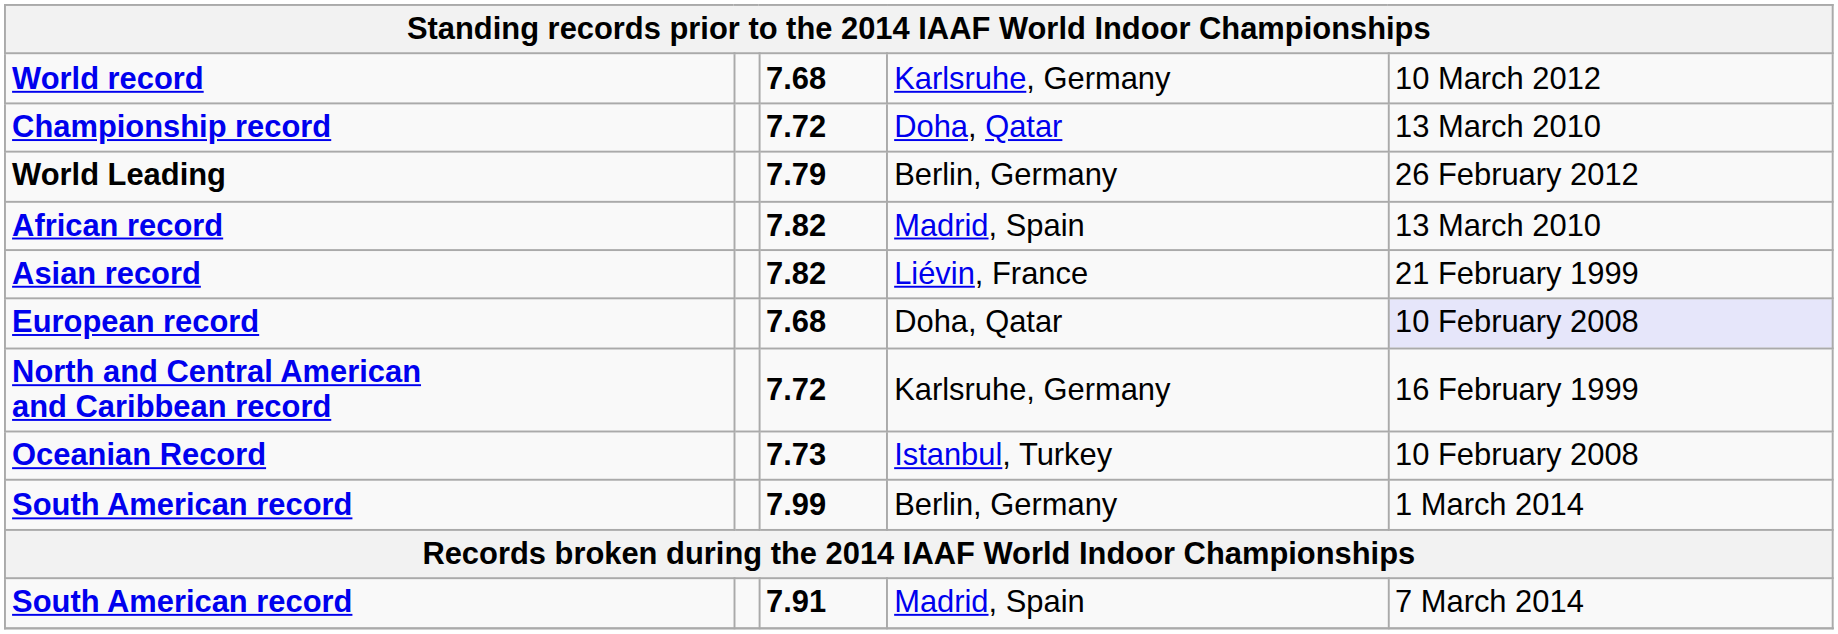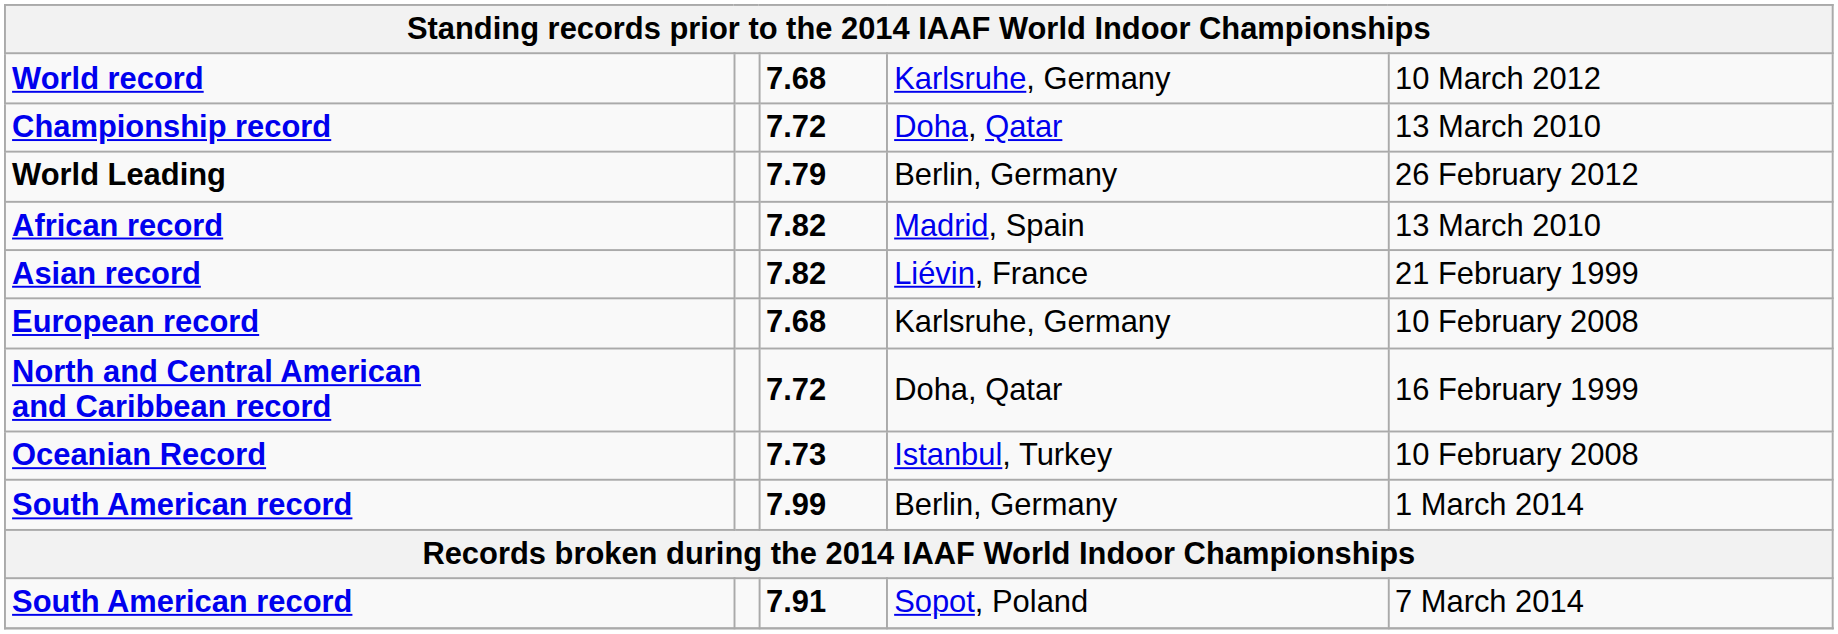(978, 322) Doha, Qatar -> (1032, 322) Karlsruhe, Germany
(1517, 322) lavender background -> (1517, 322) no background
(1032, 389) Karlsruhe, Germany -> (978, 389) Doha, Qatar
(989, 602) Madrid, Spain -> (991, 602) Sopot, Poland
